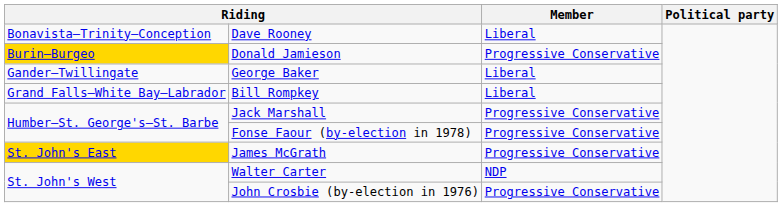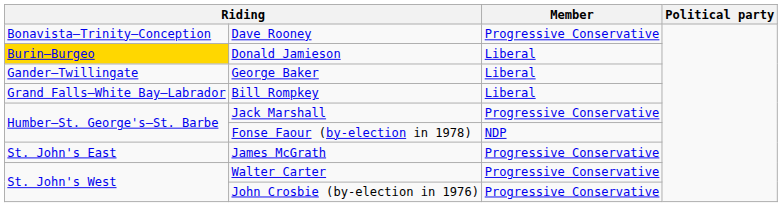(510, 34) Liberal -> (572, 34) Progressive Conservative
(572, 54) Progressive Conservative -> (510, 54) Liberal
(572, 133) Progressive Conservative -> (496, 133) NDP
(62, 152) gold background -> (62, 152) no background
(496, 172) NDP -> (572, 172) Progressive Conservative
